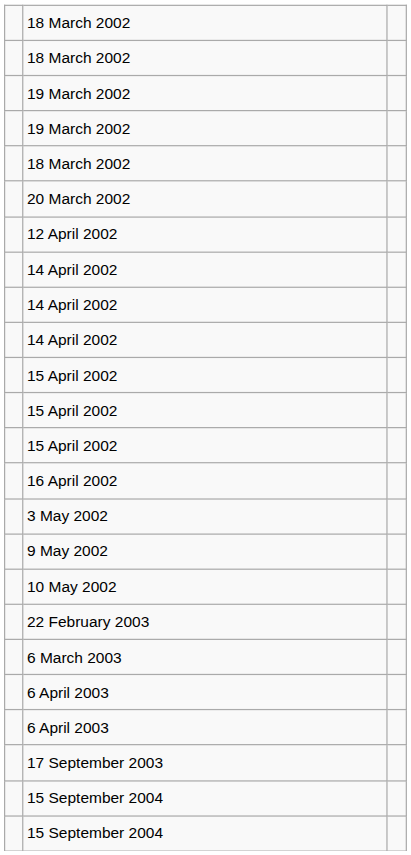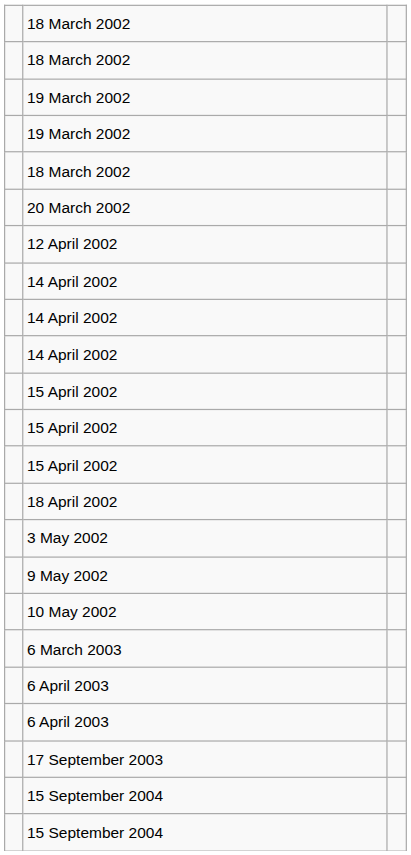- row: (14, 481)
+ row: (14, 502)
- row: (14, 622)
